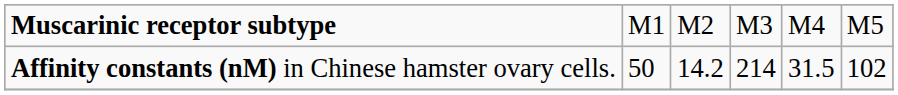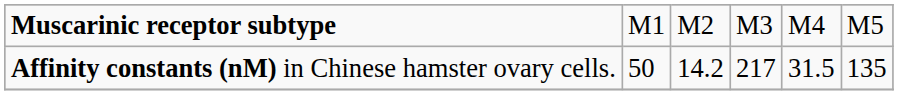(756, 67) 214 -> (756, 67) 217
(867, 67) 102 -> (867, 67) 135
